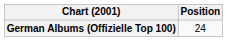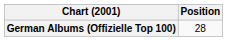(200, 28) 24 -> (200, 28) 28
